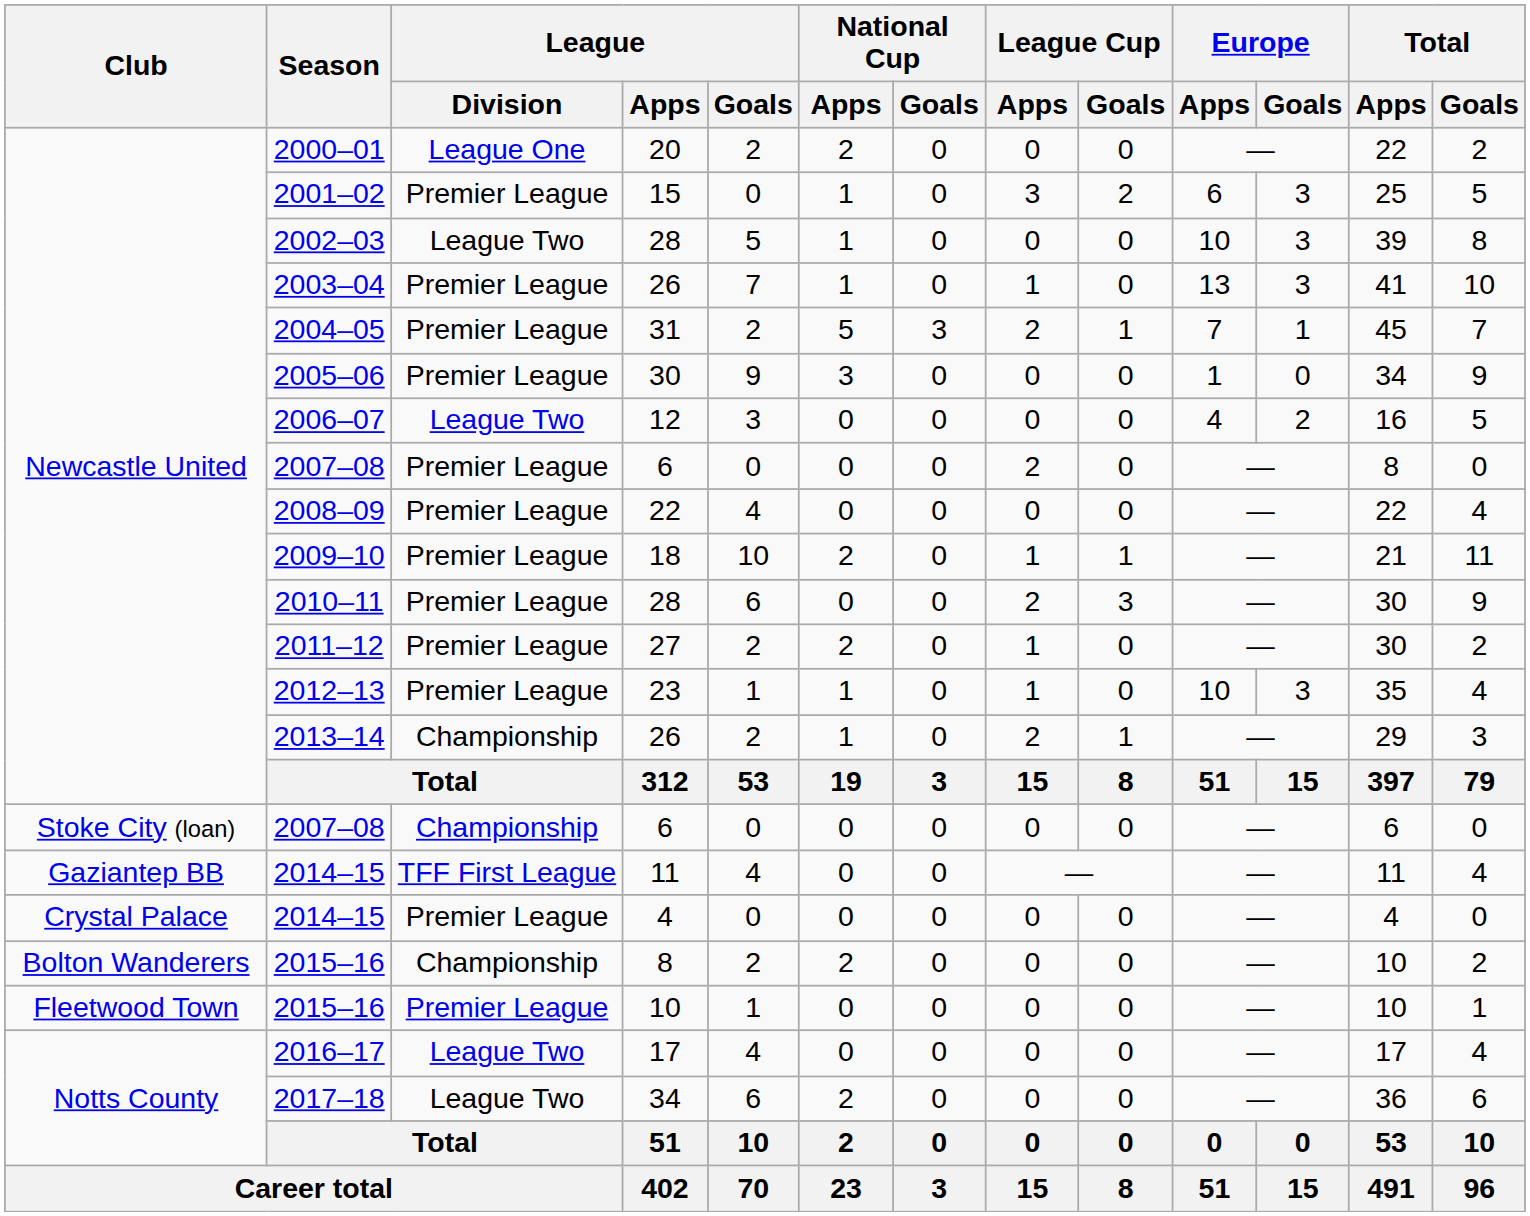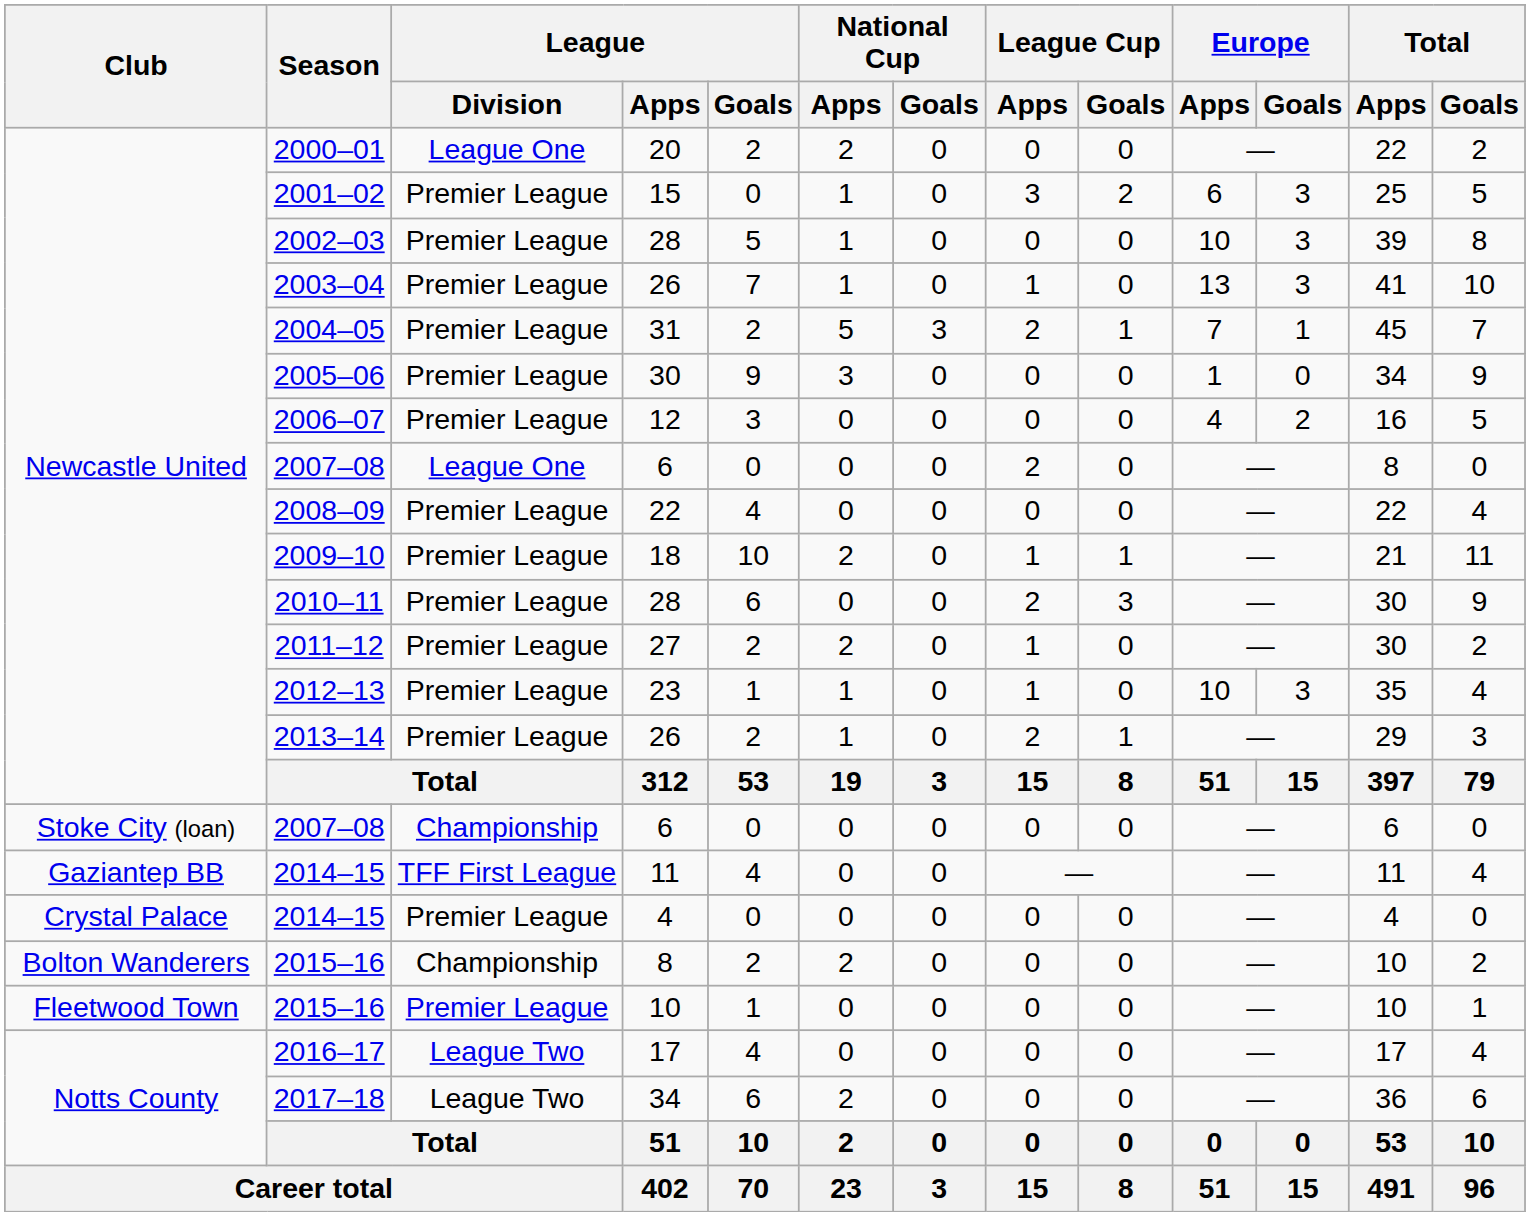(507, 239) League Two -> (507, 239) Premier League
(507, 420) League Two -> (507, 420) Premier League
(507, 465) Premier League -> (507, 465) League One
(507, 736) Championship -> (507, 736) Premier League
